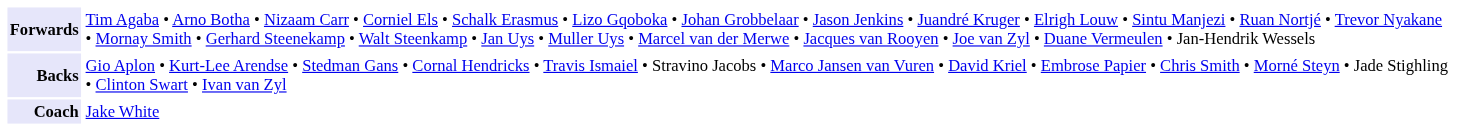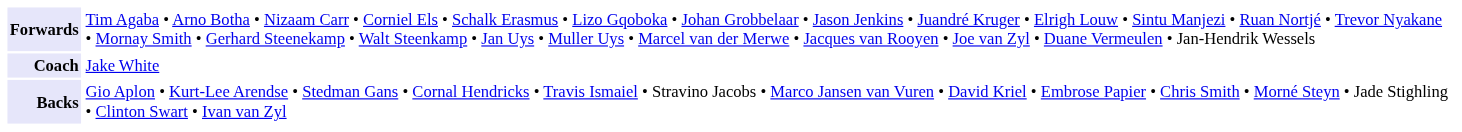rows swapped: (58, 75) <-> (56, 111)
